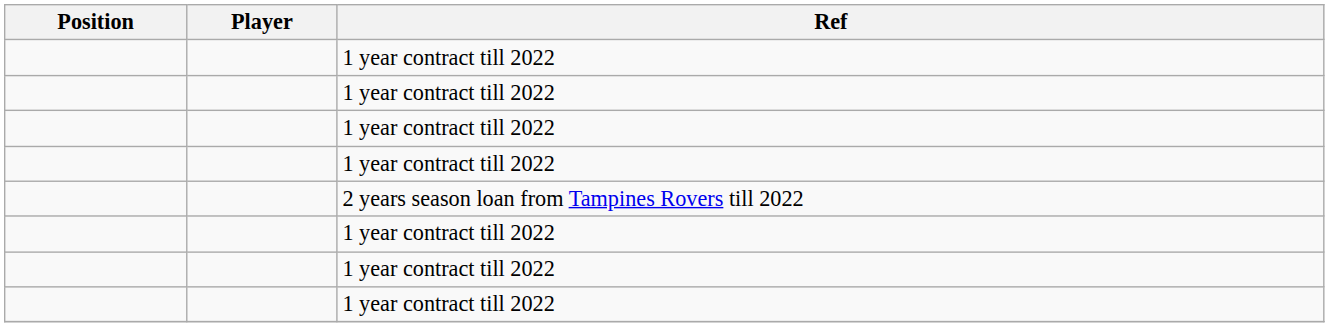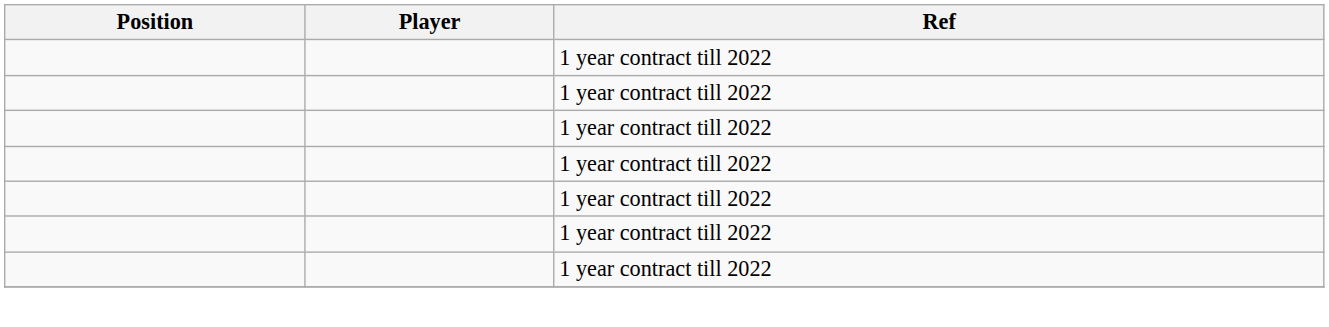- row: (96, 199)
